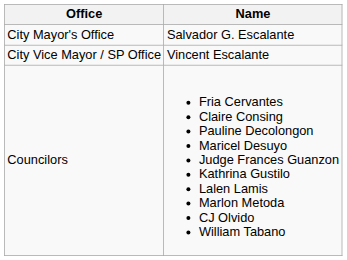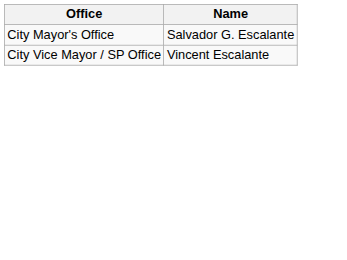- row: (38, 160)
